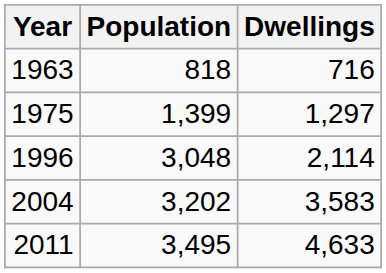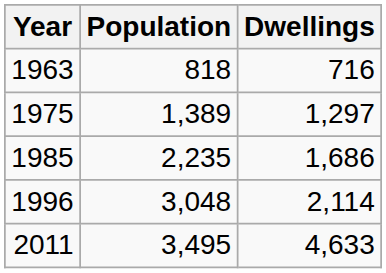(196, 114) 1,399 -> (196, 114) 1,389
+ row: (42, 157)
- row: (42, 201)
